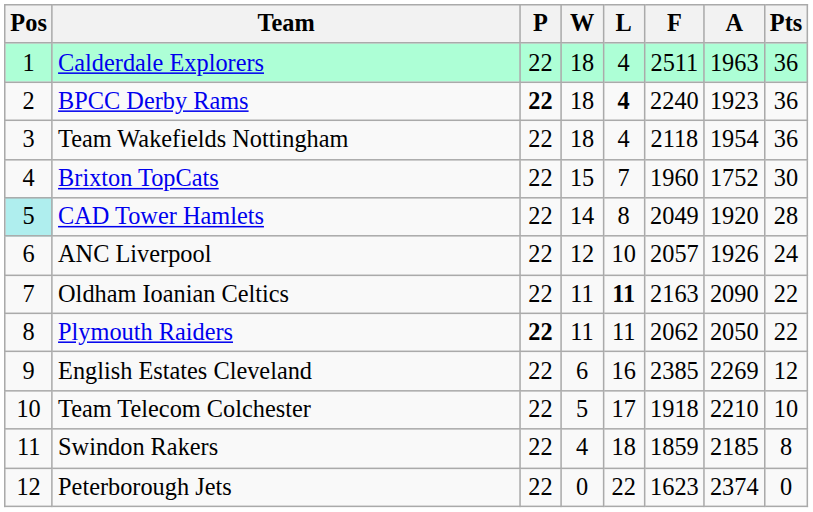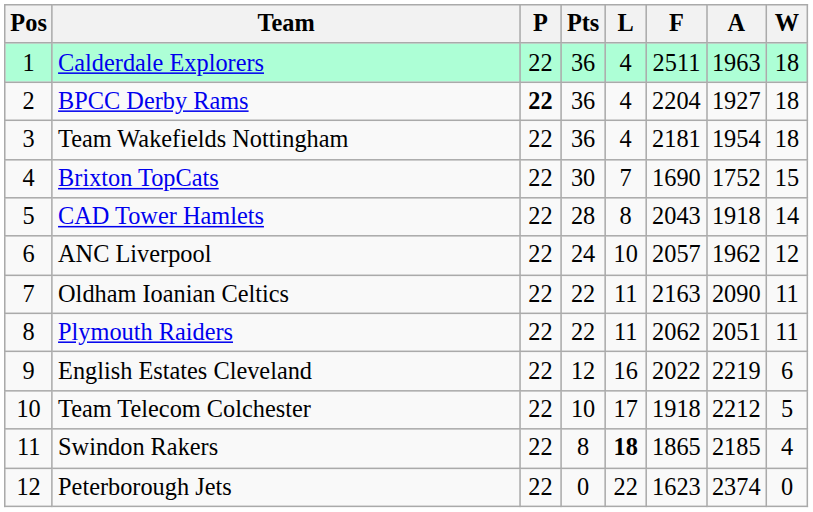columns swapped: (582, 23) <-> (786, 23)
(624, 100) bold -> (626, 100) normal
(674, 100) 2240 -> (676, 100) 2204
(734, 100) 1923 -> (736, 100) 1927
(674, 139) 2118 -> (676, 139) 2181
(674, 178) 1960 -> (676, 178) 1690
(29, 216) paleturquoise background -> (29, 216) no background
(674, 216) 2049 -> (676, 216) 2043
(734, 216) 1920 -> (736, 216) 1918
(734, 255) 1926 -> (736, 255) 1962
(624, 293) bold -> (626, 293) normal
(540, 332) bold -> (540, 332) normal
(734, 332) 2050 -> (736, 332) 2051
(674, 370) 2385 -> (676, 370) 2022
(734, 370) 2269 -> (736, 370) 2219
(734, 409) 2210 -> (736, 409) 2212
(624, 448) normal -> (626, 448) bold
(674, 448) 1859 -> (676, 448) 1865
